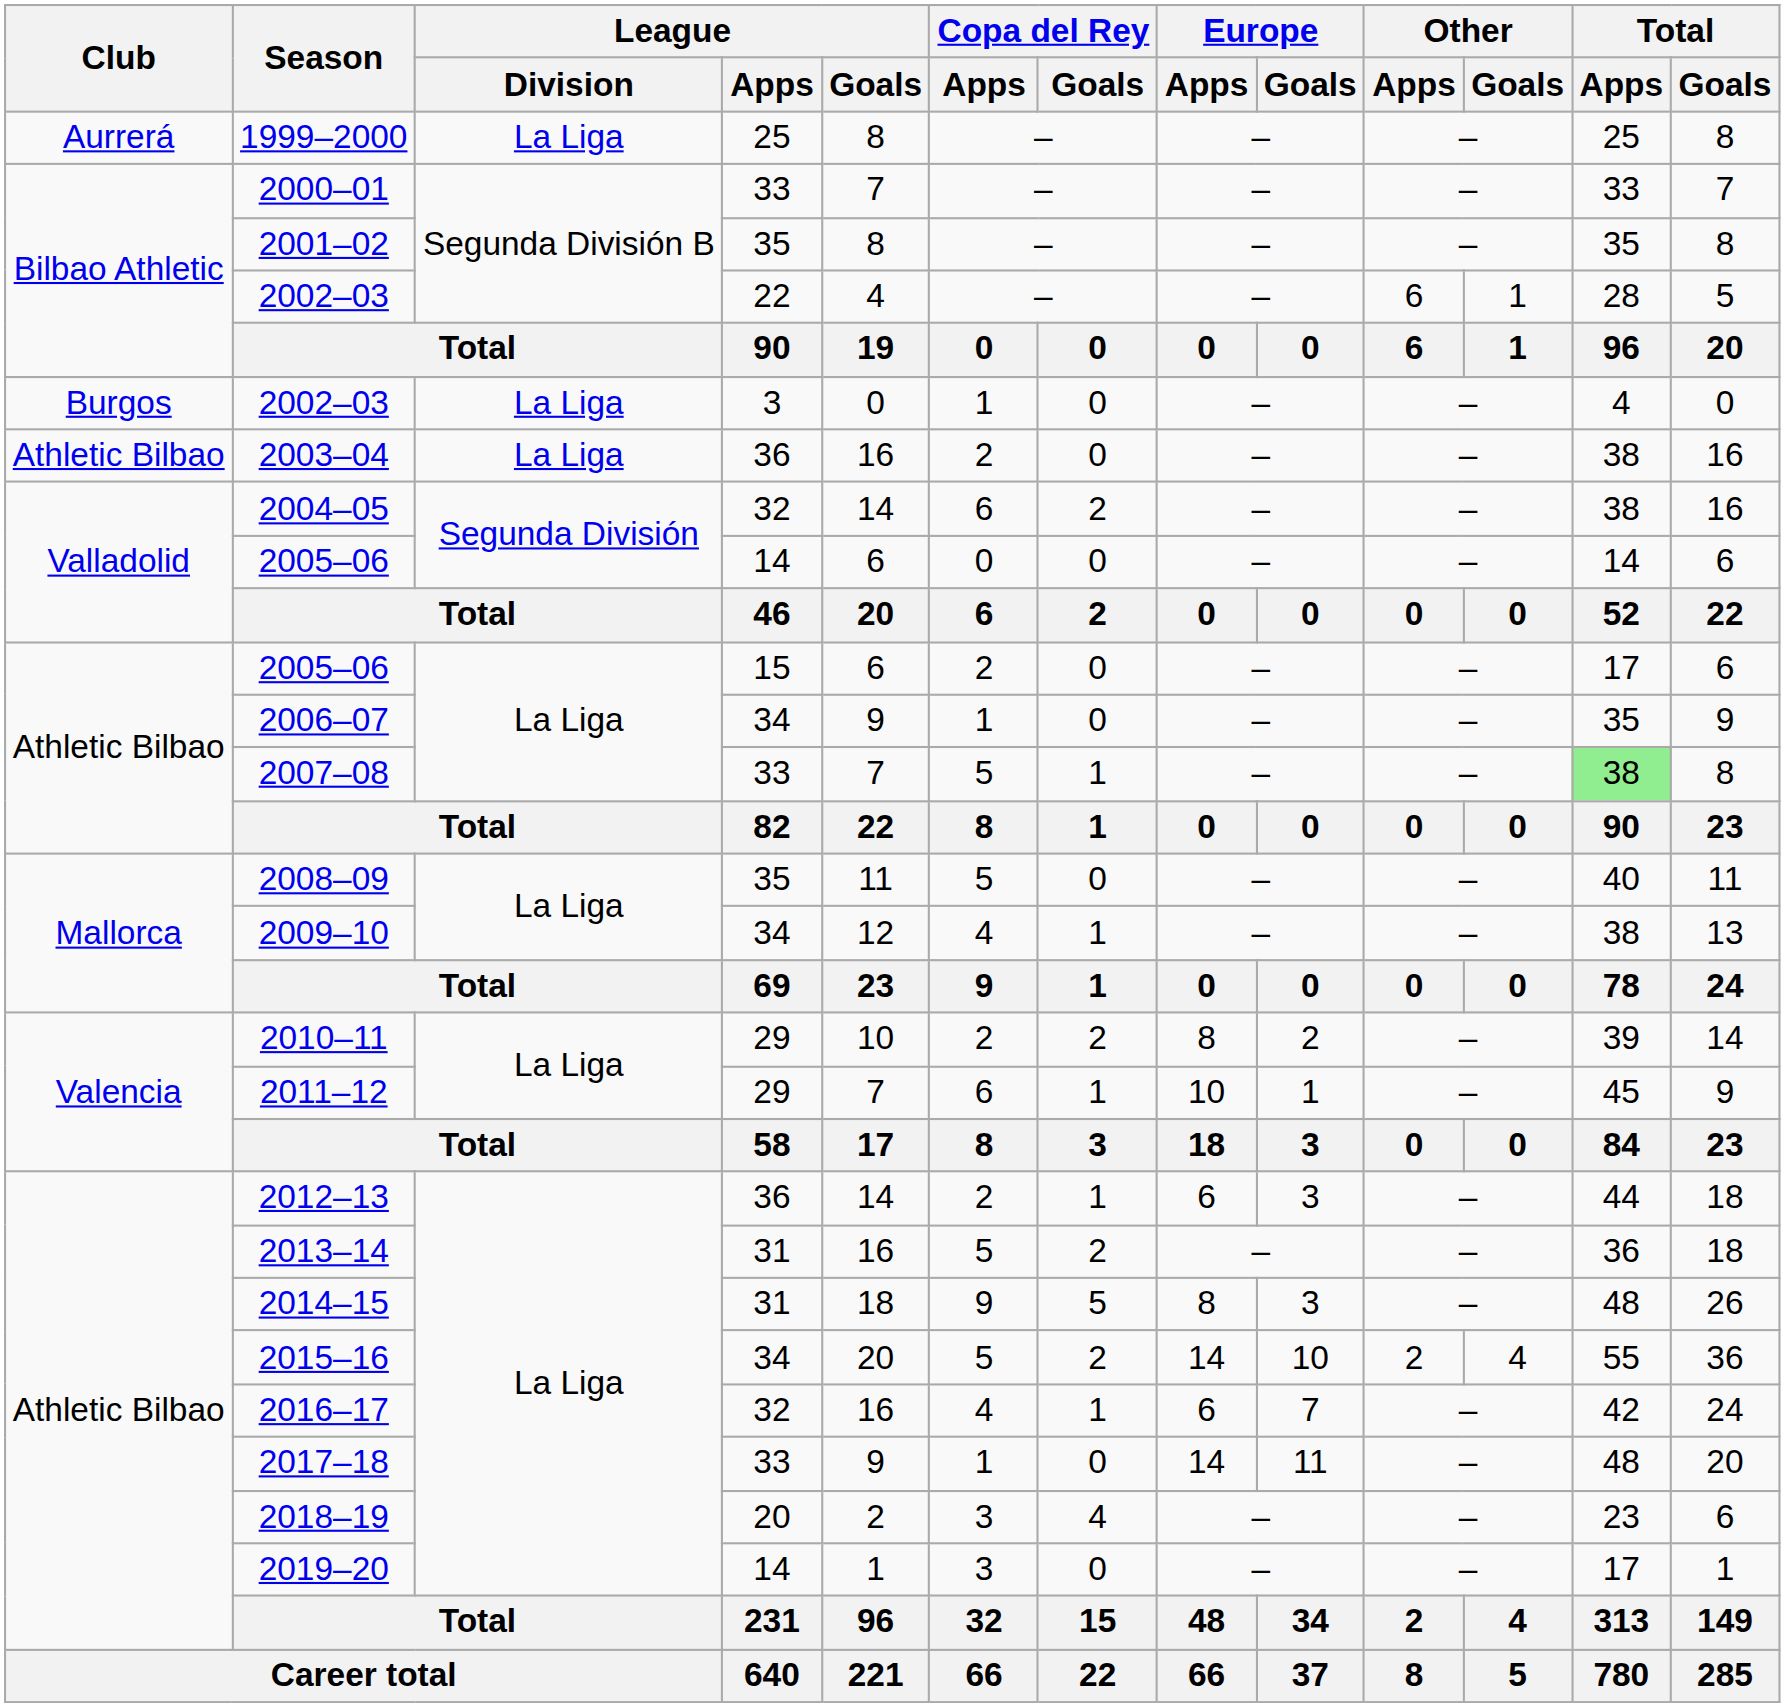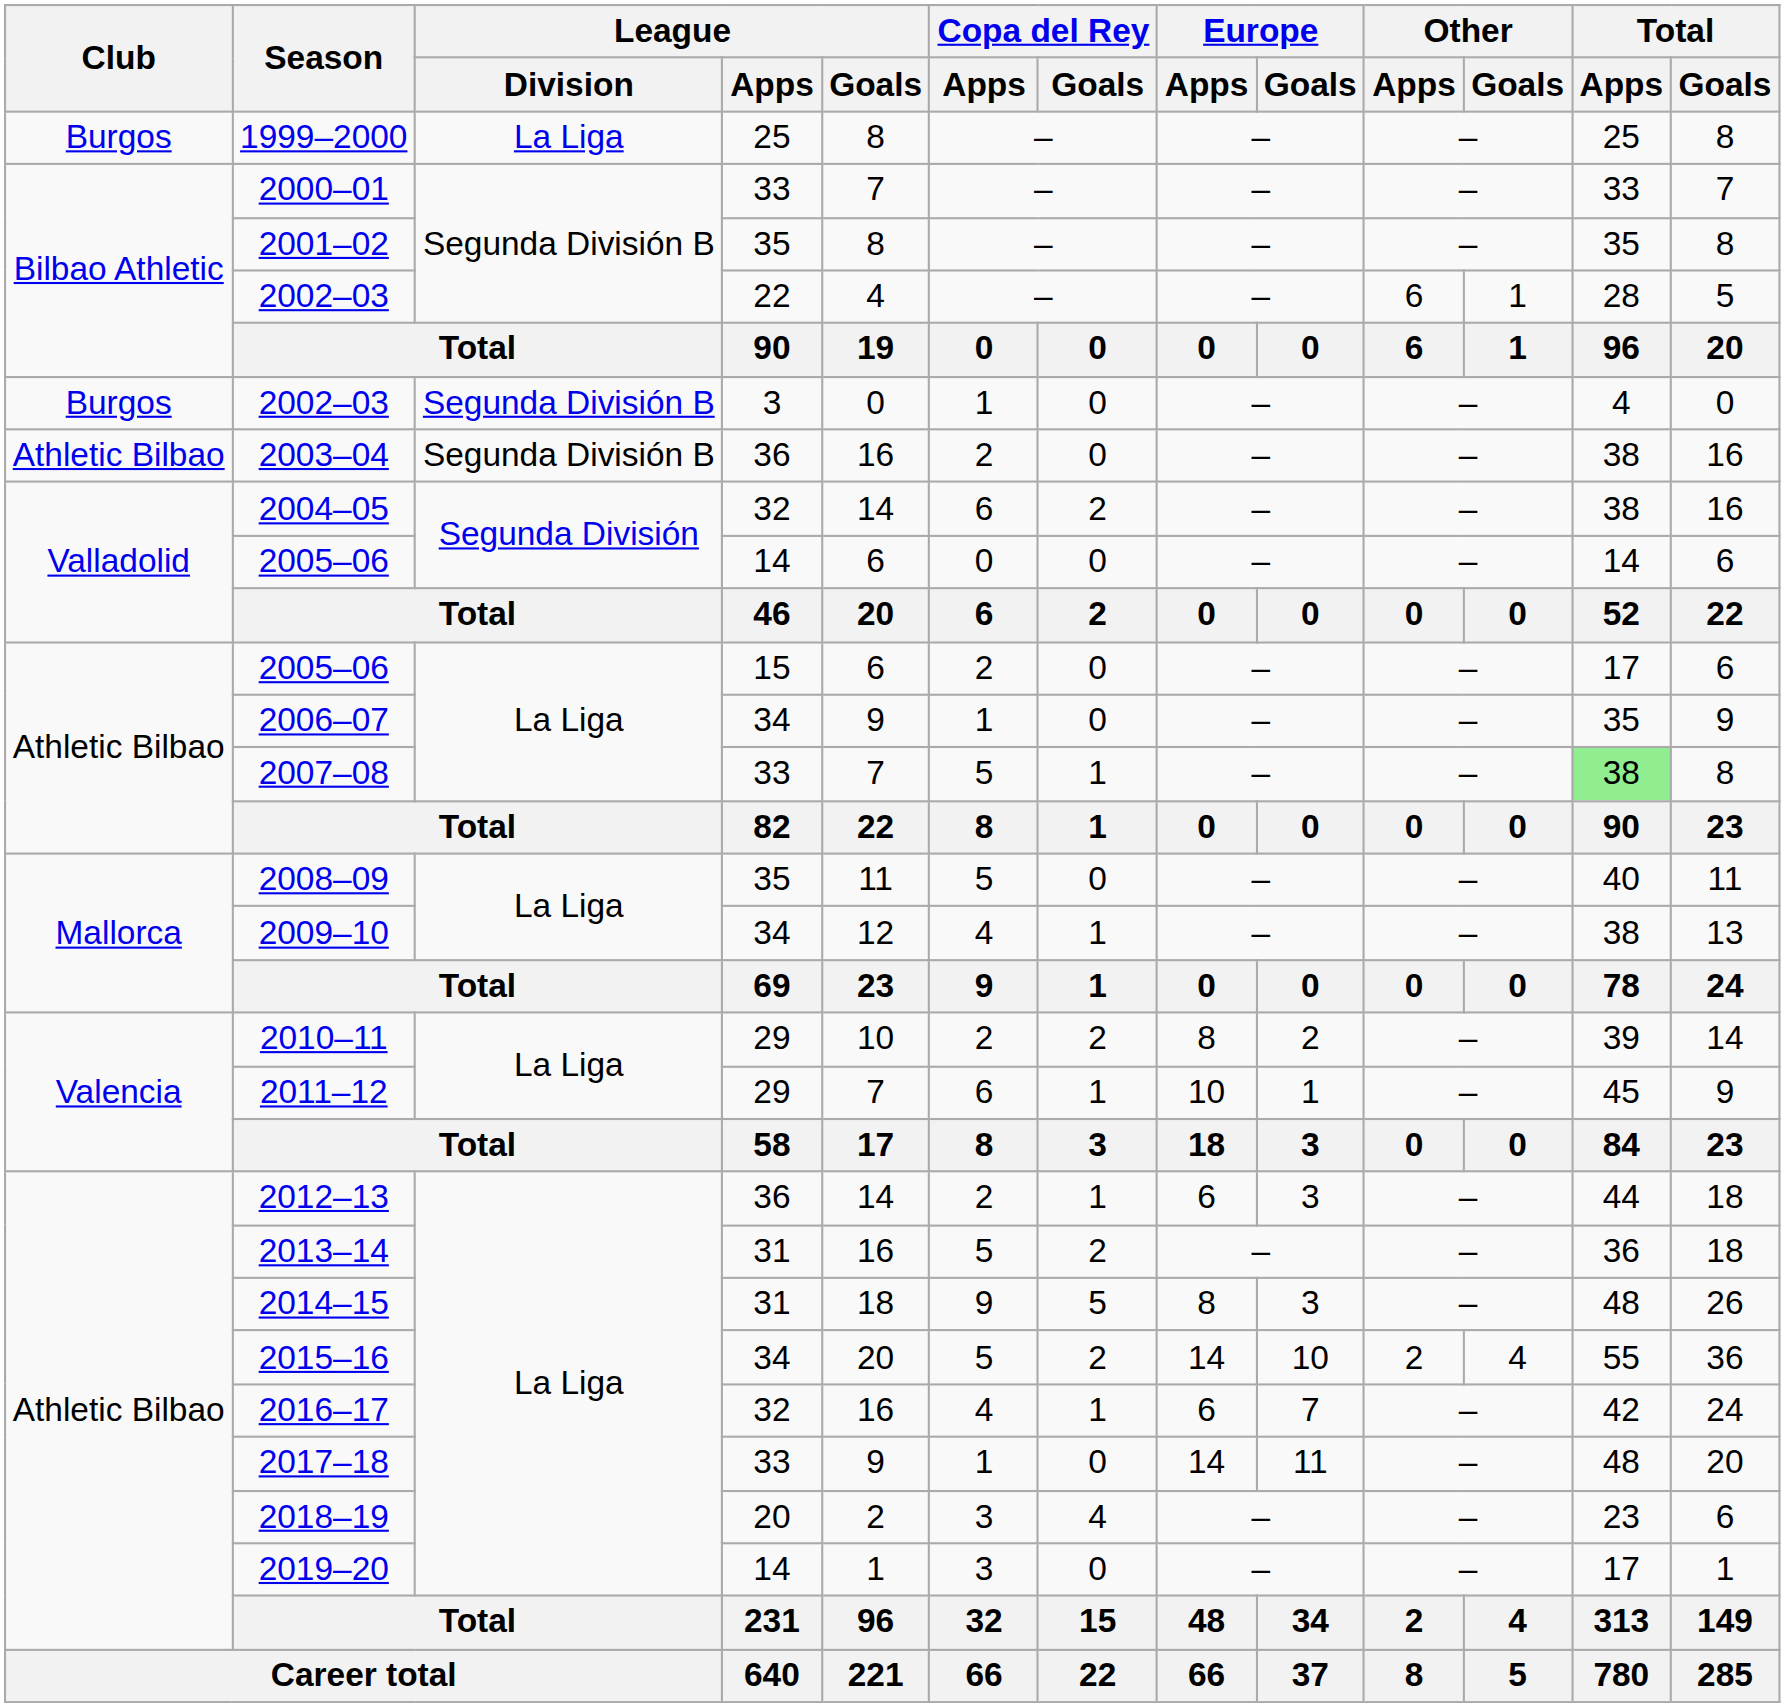(119, 137) Aurrerá -> (119, 137) Burgos
(569, 402) La Liga -> (569, 402) Segunda División B
(569, 455) La Liga -> (569, 455) Segunda División B
